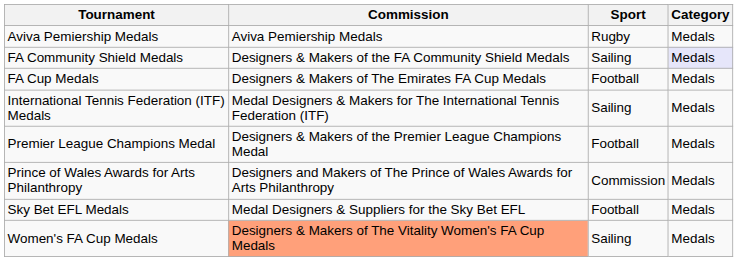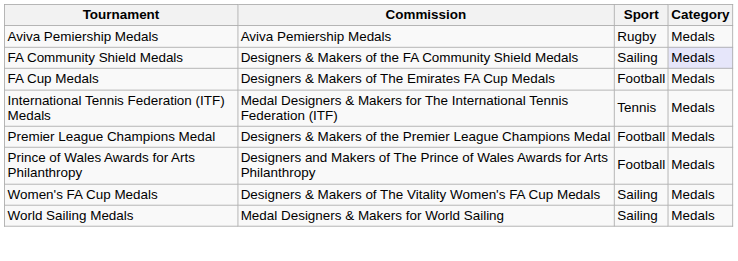(611, 107) Sailing -> (637, 107) Tennis
(628, 180) Commission -> (641, 165) Football
- row: (68, 209)
(388, 238) lightsalmon background -> (420, 194) no background
+ row: (71, 215)
